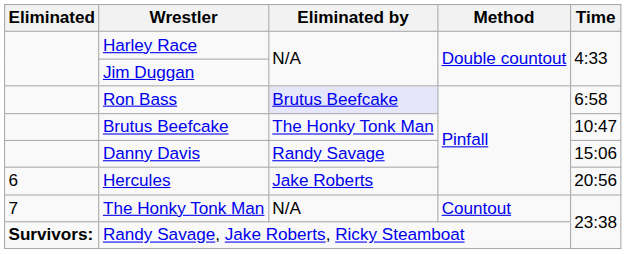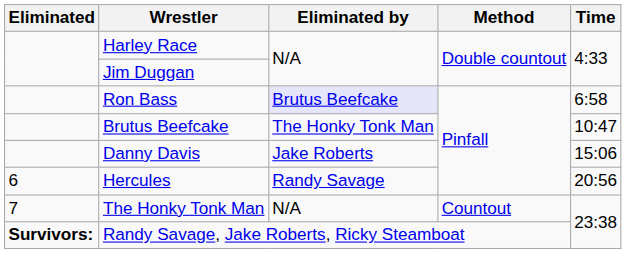(328, 153) Randy Savage -> (323, 153) Jake Roberts
(323, 180) Jake Roberts -> (328, 180) Randy Savage
